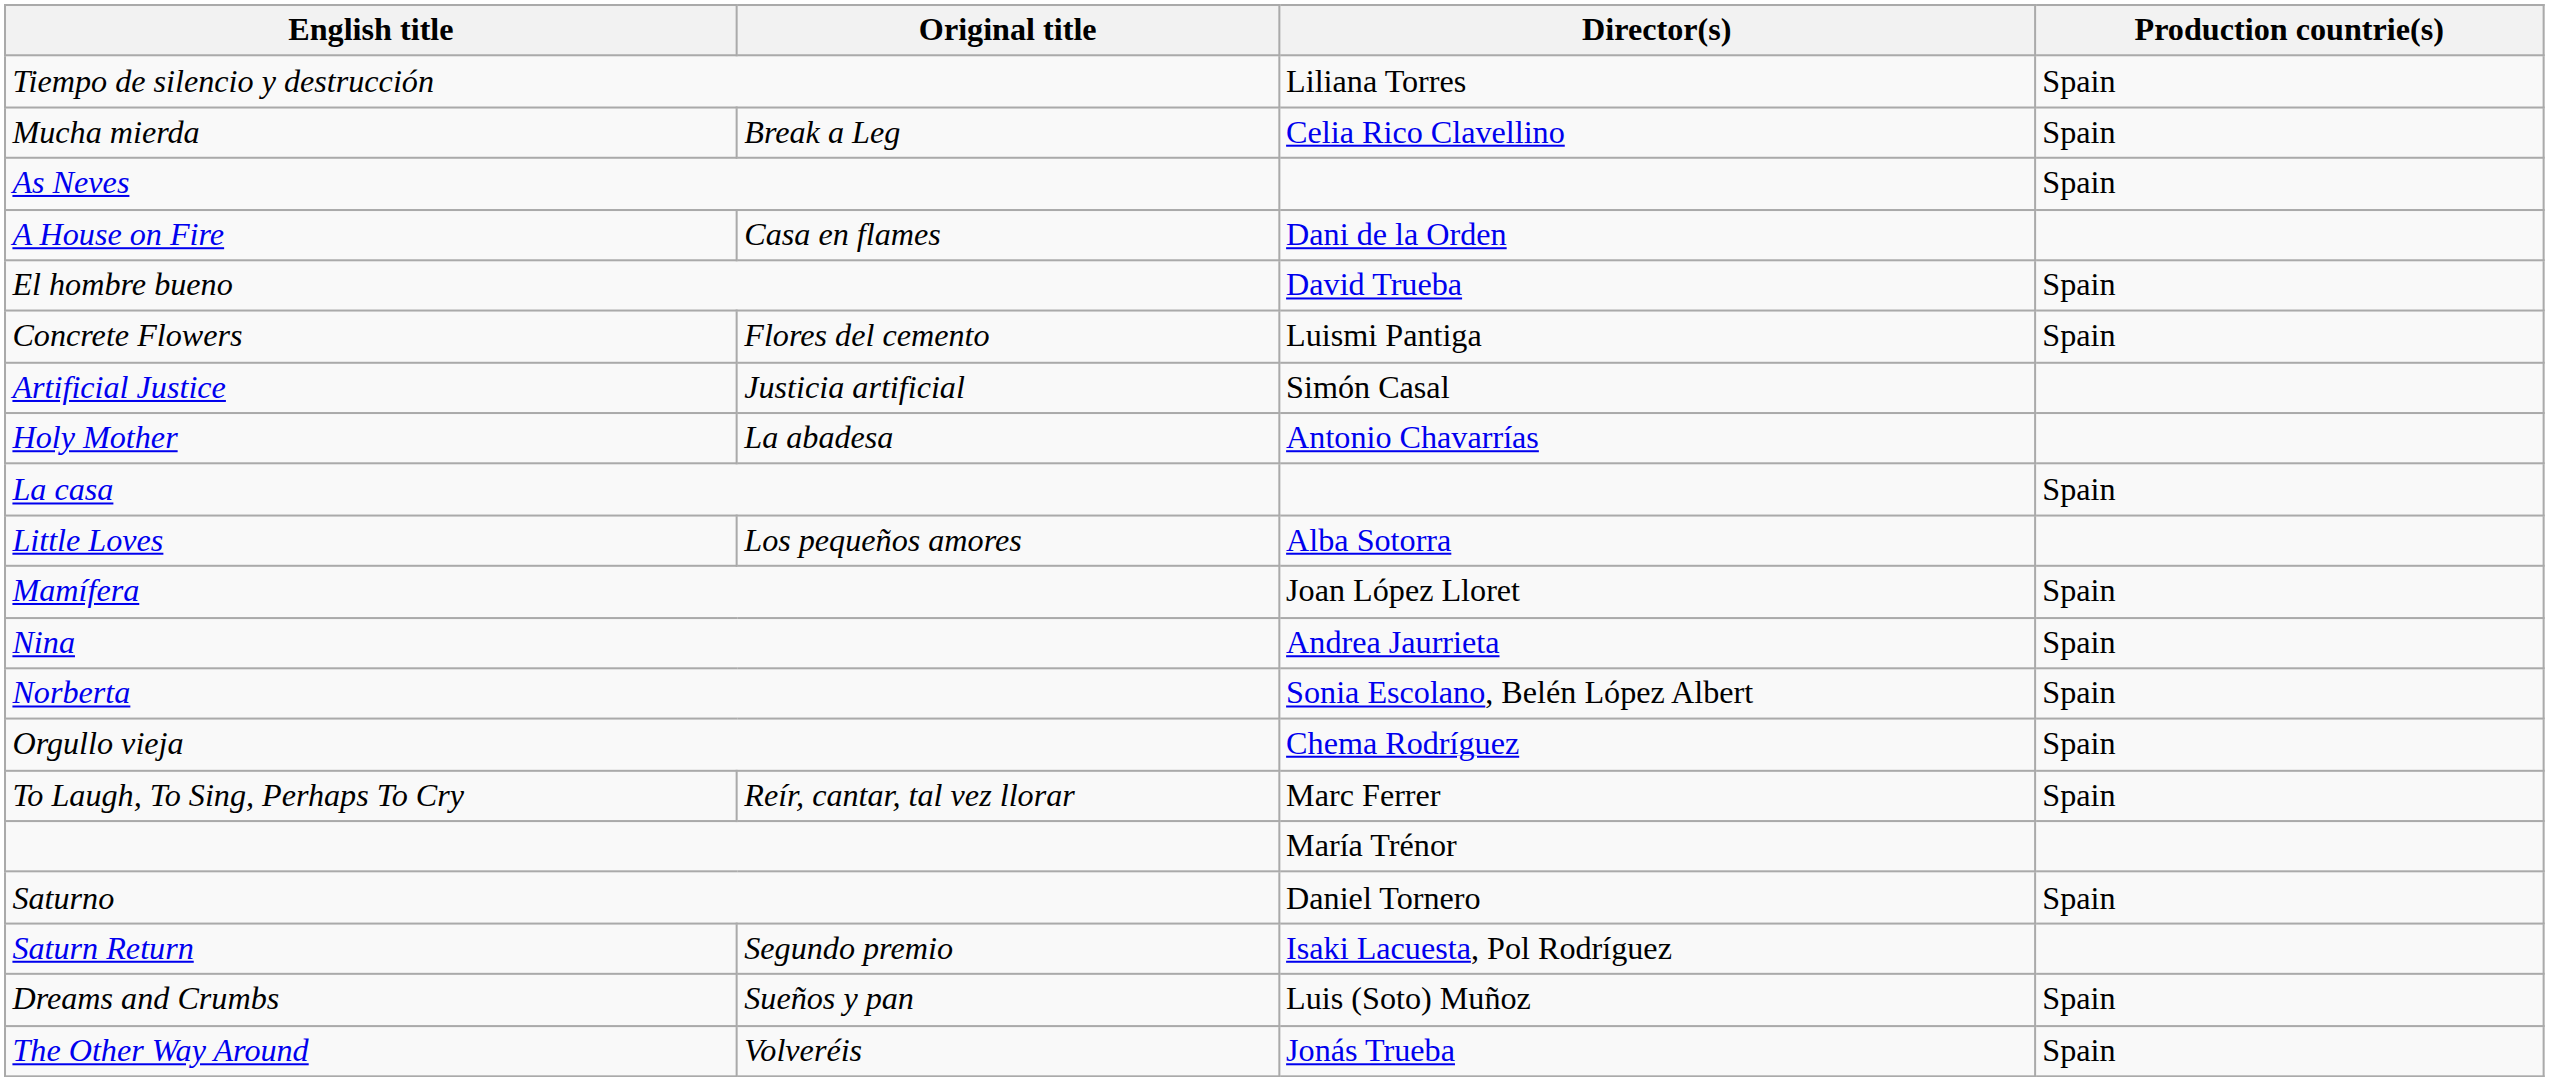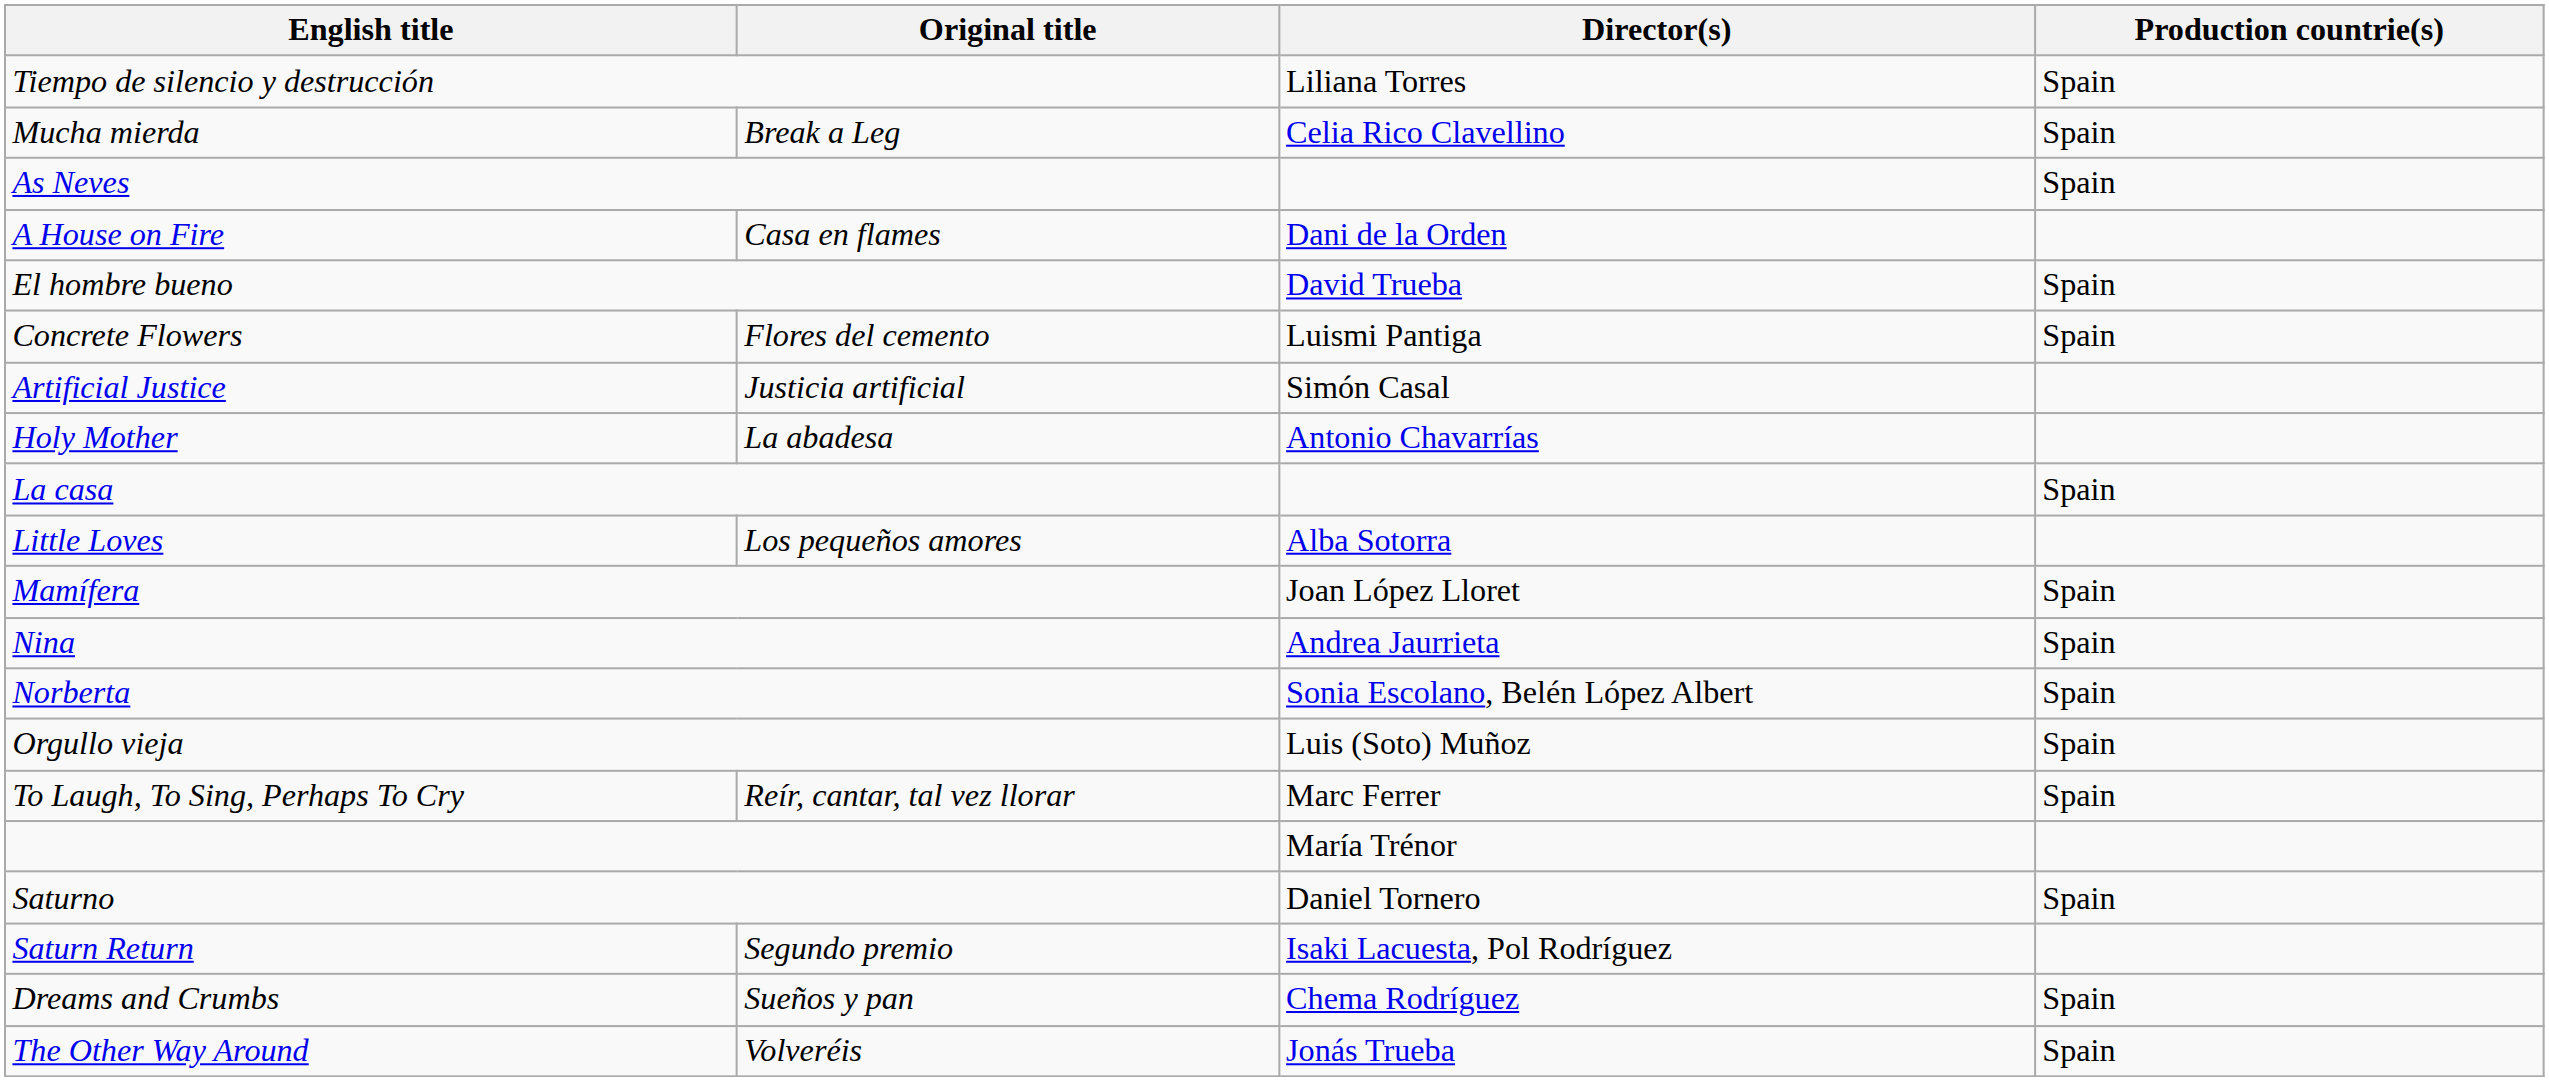(1403, 744) Chema Rodríguez -> (1408, 744) Luis (Soto) Muñoz
(1408, 999) Luis (Soto) Muñoz -> (1403, 999) Chema Rodríguez
